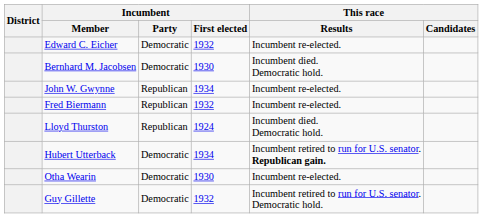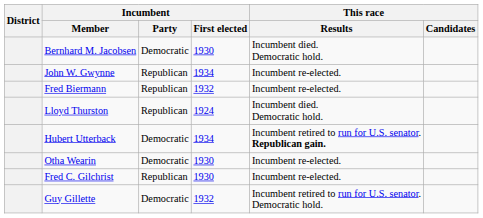- row: (81, 45)
+ row: (79, 177)
